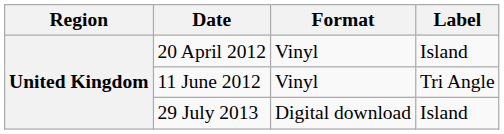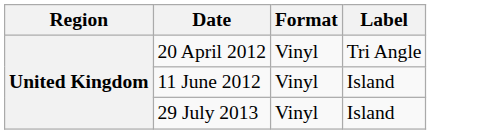(444, 50) Island -> (384, 50) Tri Angle
(457, 81) Tri Angle -> (371, 81) Island
(343, 112) Digital download -> (297, 112) Vinyl
